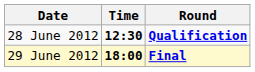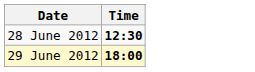- column: (198, 15)
